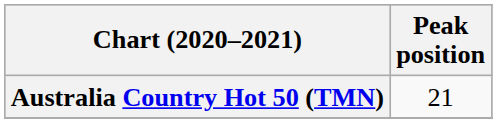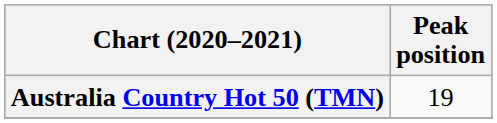(441, 96) 21 -> (441, 96) 19
